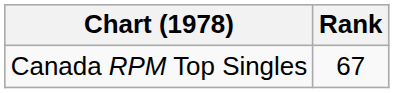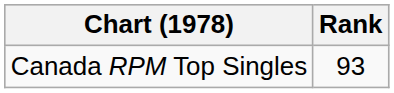(351, 66) 67 -> (351, 66) 93
